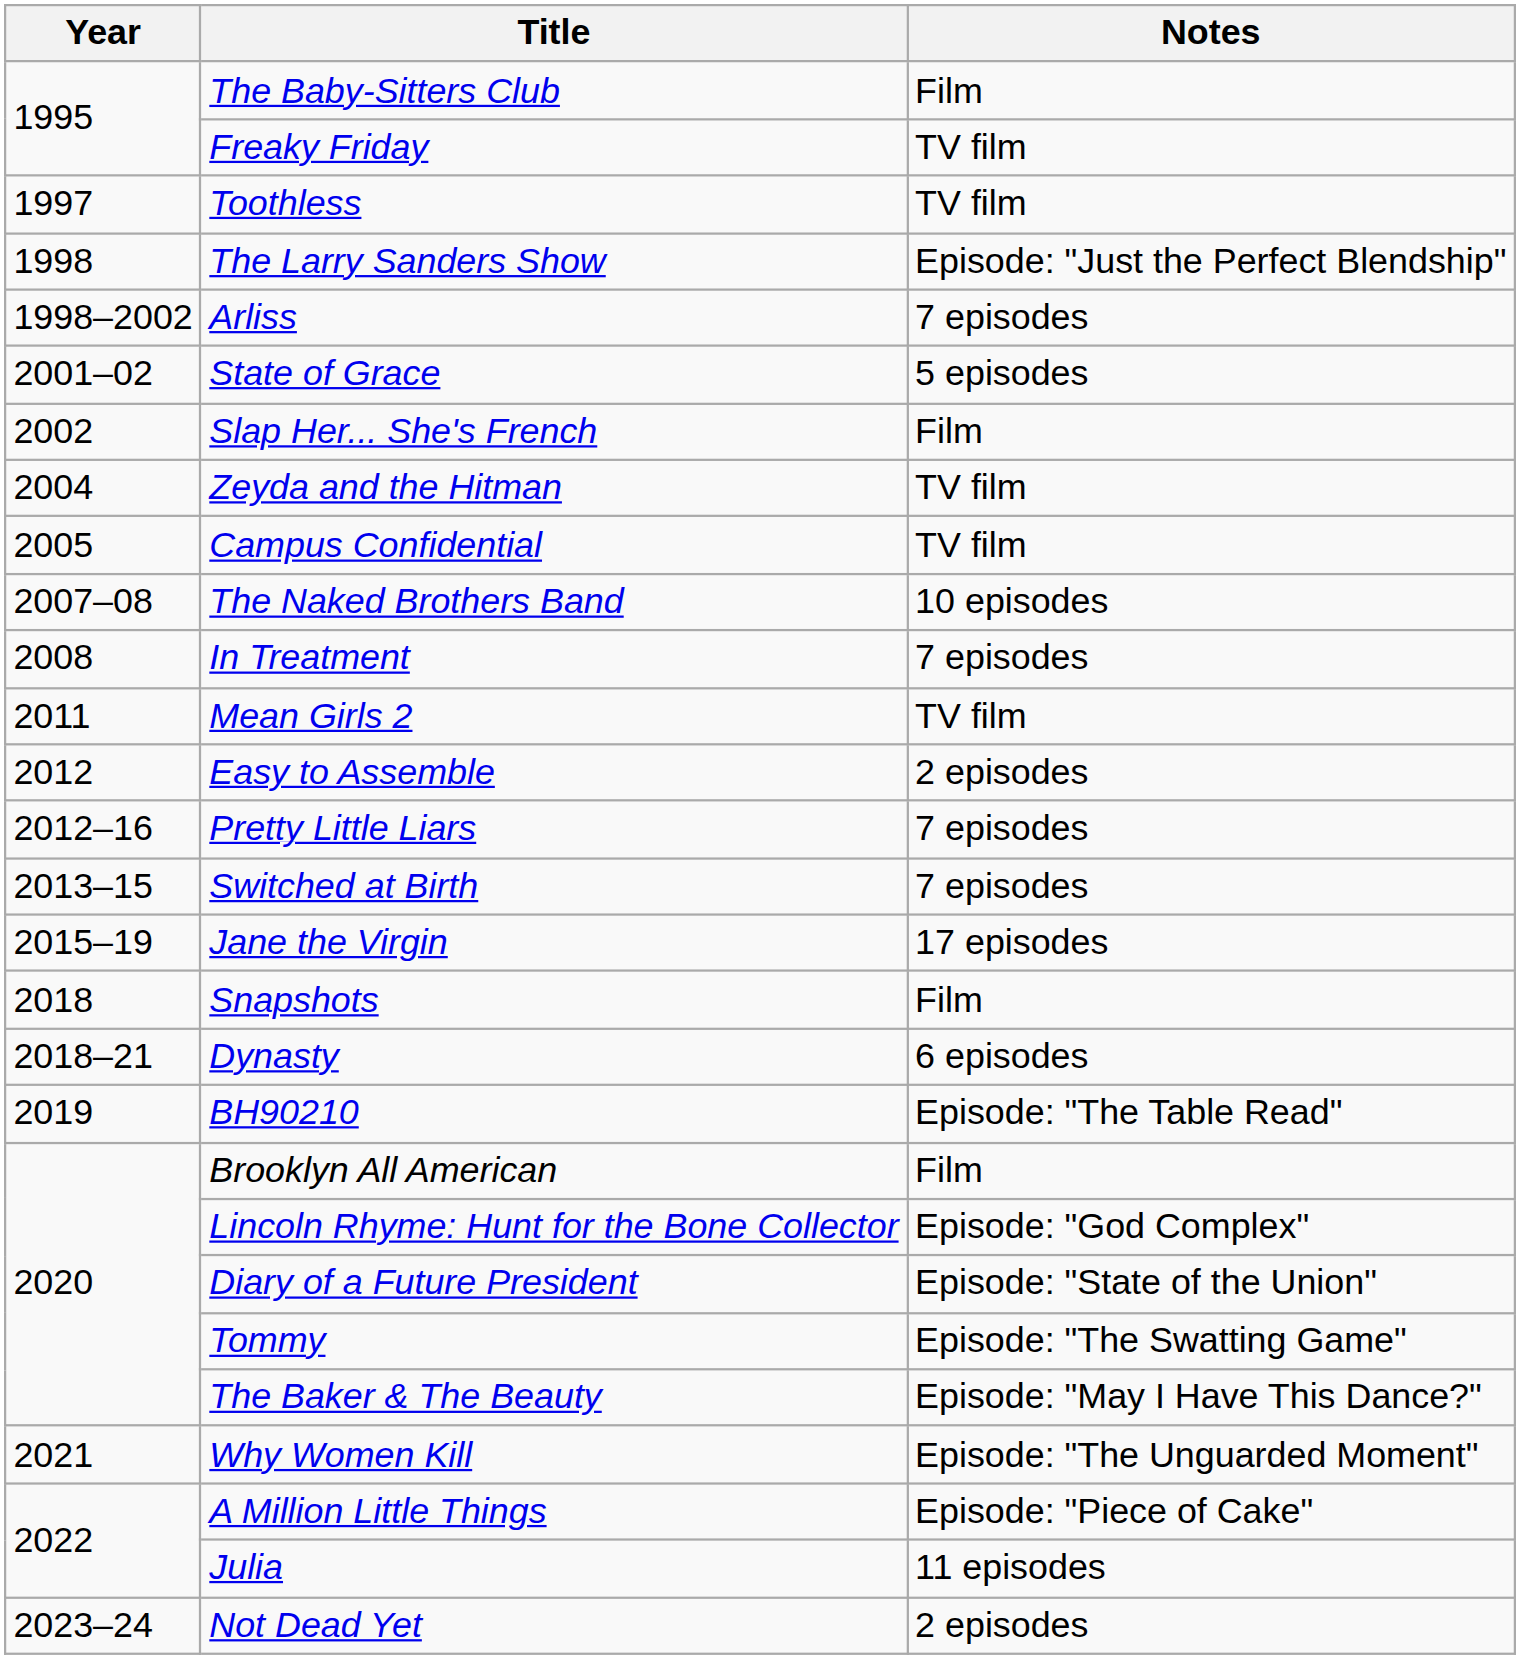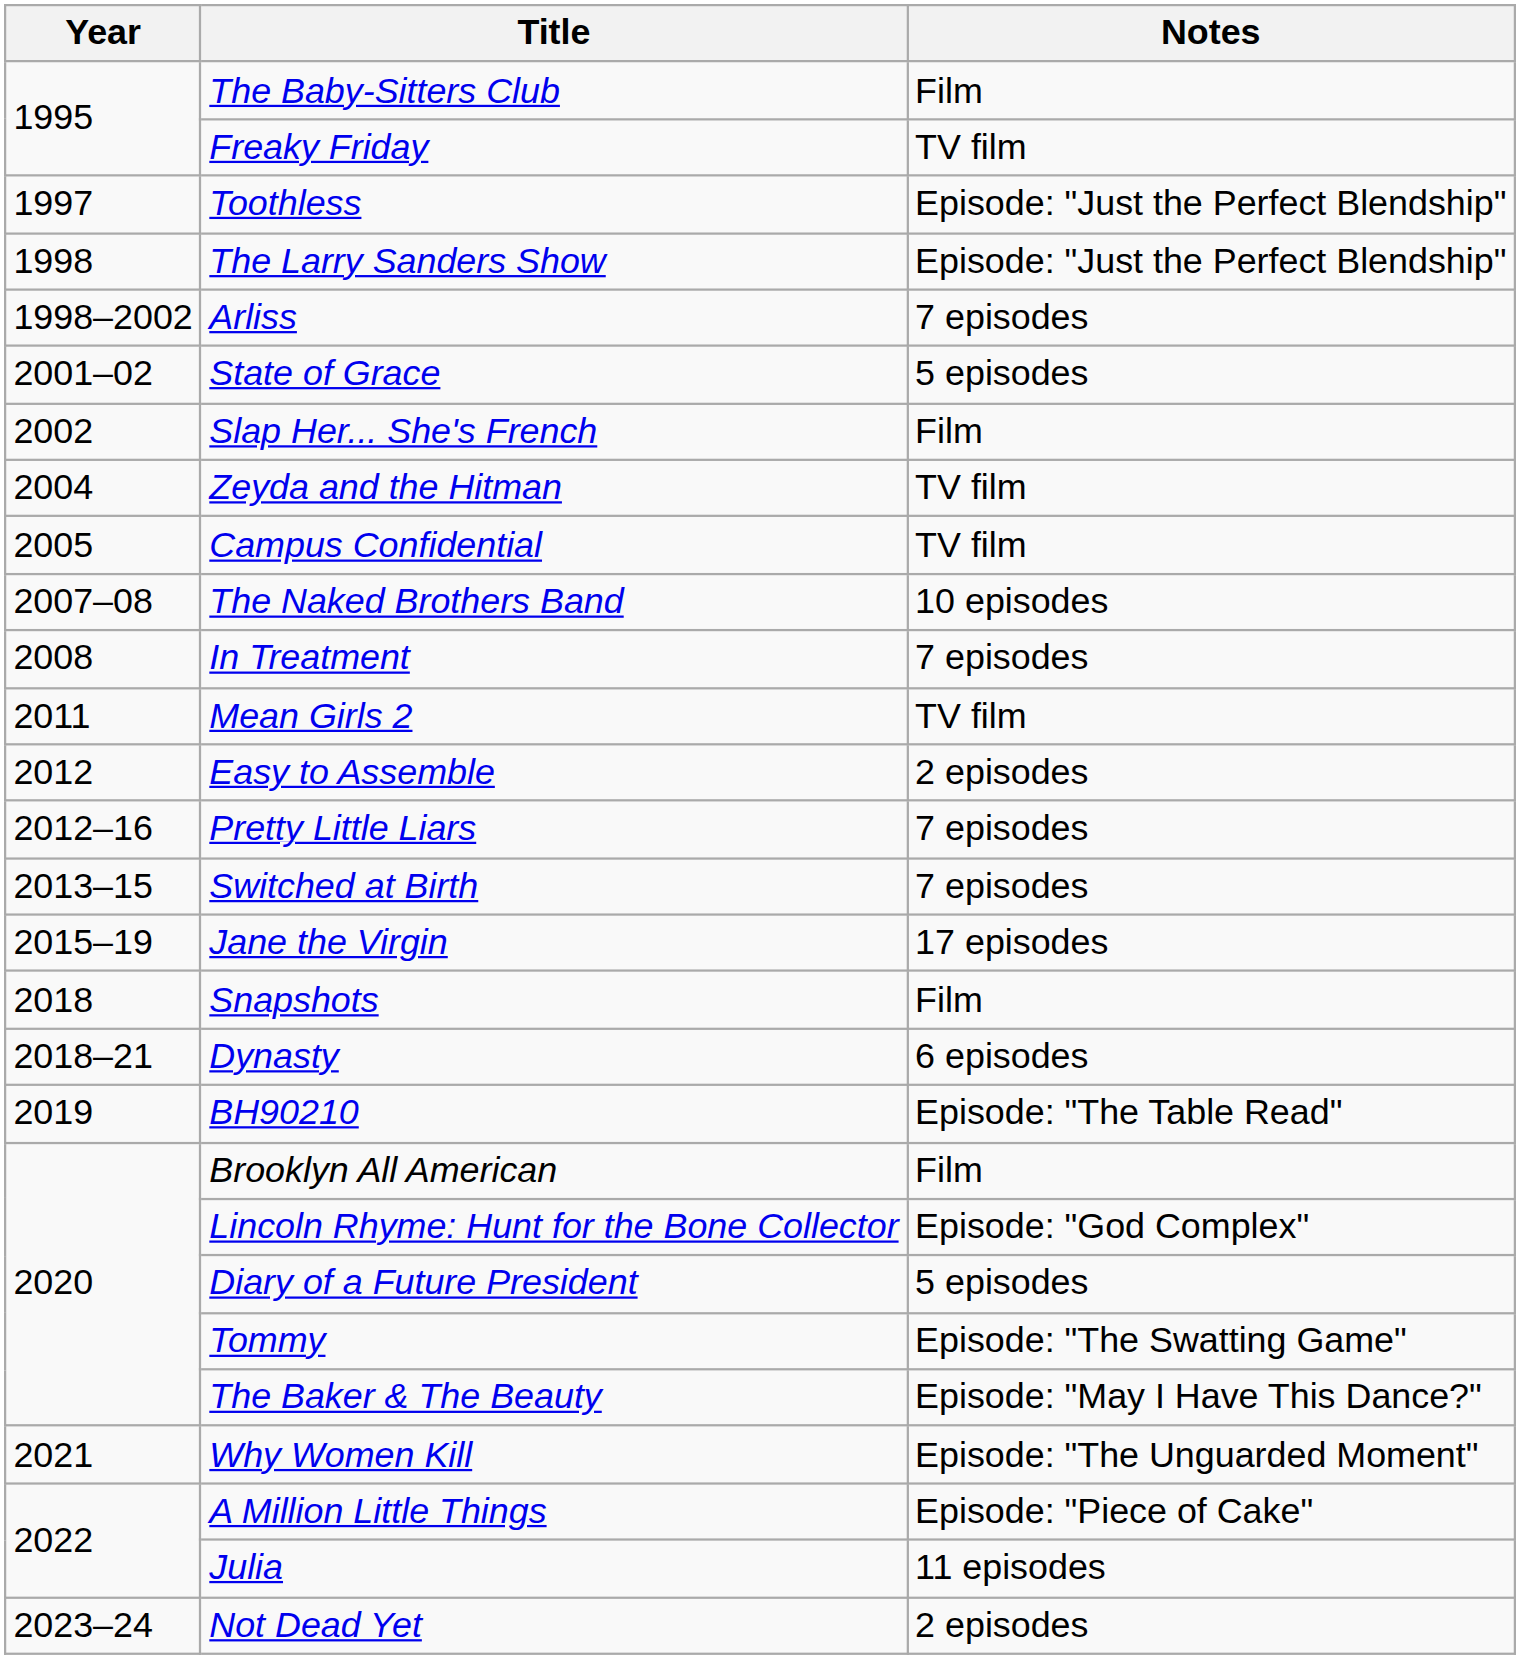(971, 203) TV film -> (1211, 203) Episode: "Just the Perfect Blendship"
(1146, 1283) Episode: "State of the Union" -> (1002, 1283) 5 episodes
